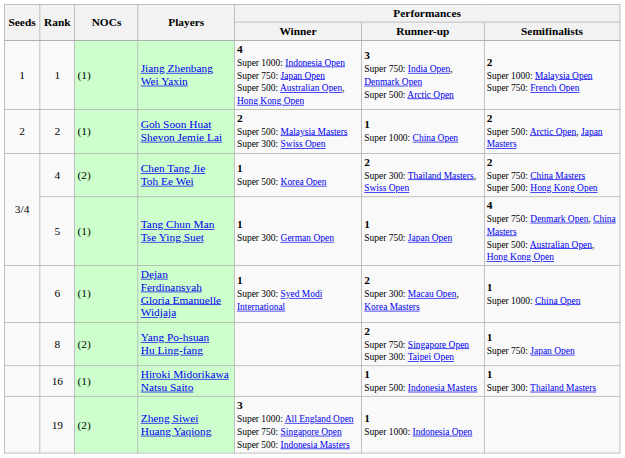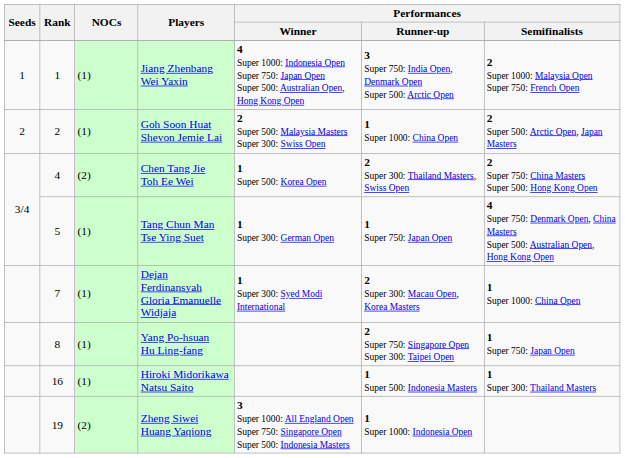(57, 294) 6 -> (57, 294) 7
(84, 344) (2) -> (84, 344) (1)
